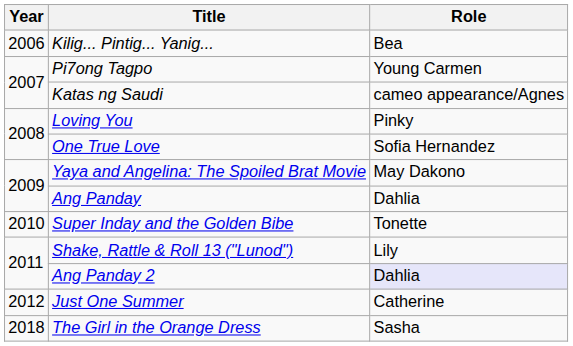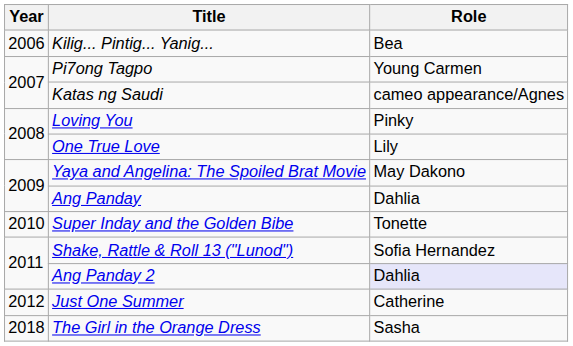(434, 146) Sofia Hernandez -> (386, 146) Lily
(386, 250) Lily -> (434, 250) Sofia Hernandez
